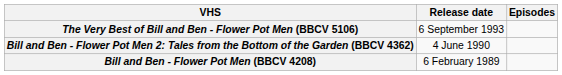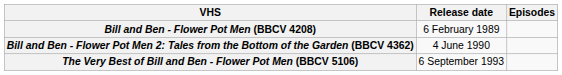rows swapped: (210, 62) <-> (210, 29)
